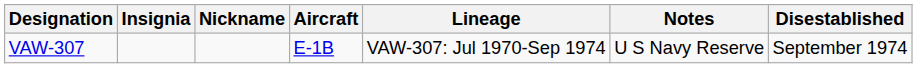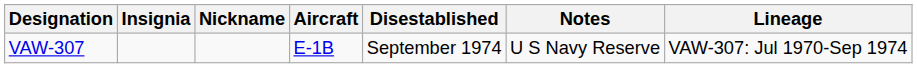columns swapped: (486, 18) <-> (840, 18)
